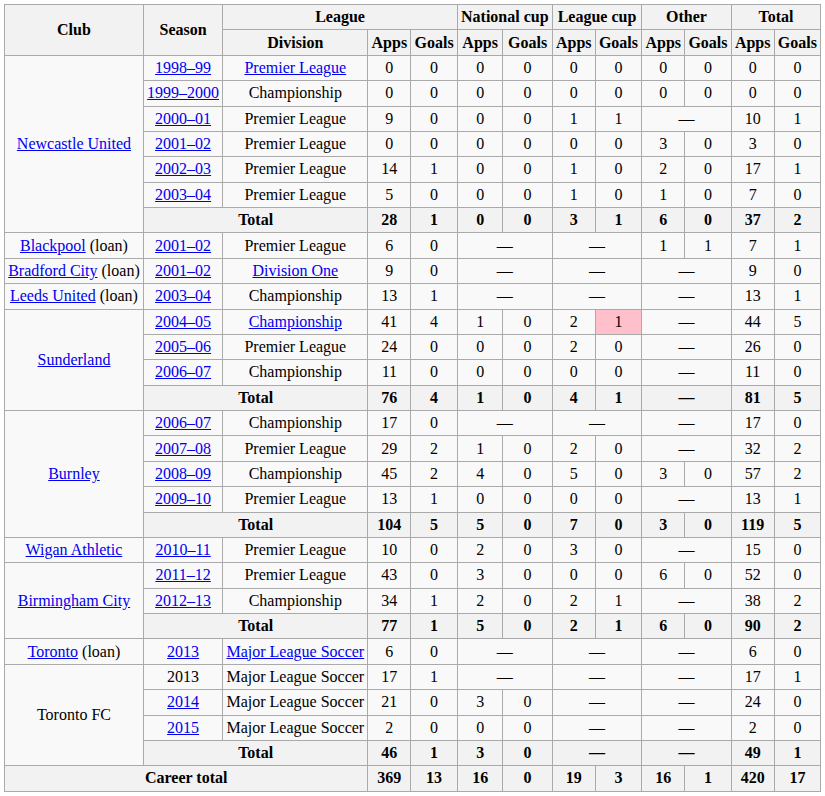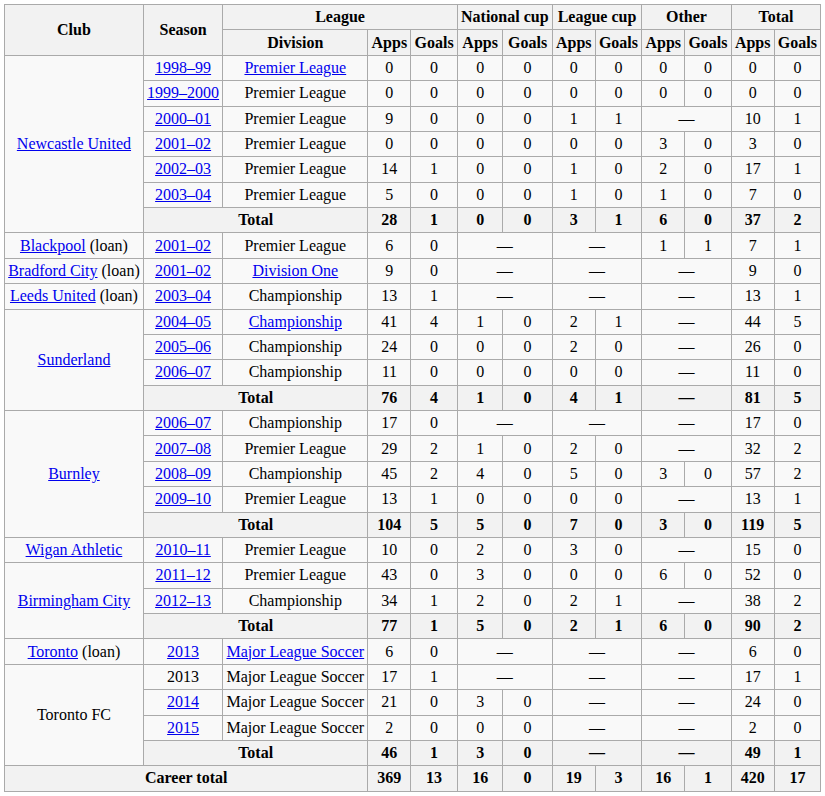(295, 93) Championship -> (295, 93) Premier League
(618, 321) pink background -> (618, 321) no background
(295, 347) Premier League -> (295, 347) Championship
